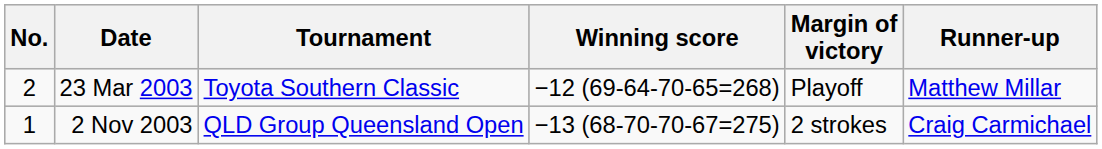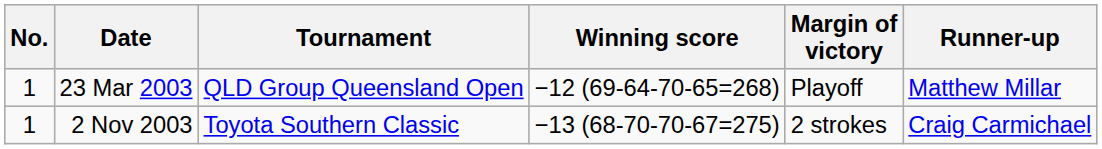(29, 88) 2 -> (29, 88) 1
(331, 88) Toyota Southern Classic -> (364, 88) QLD Group Queensland Open
(364, 125) QLD Group Queensland Open -> (331, 125) Toyota Southern Classic
